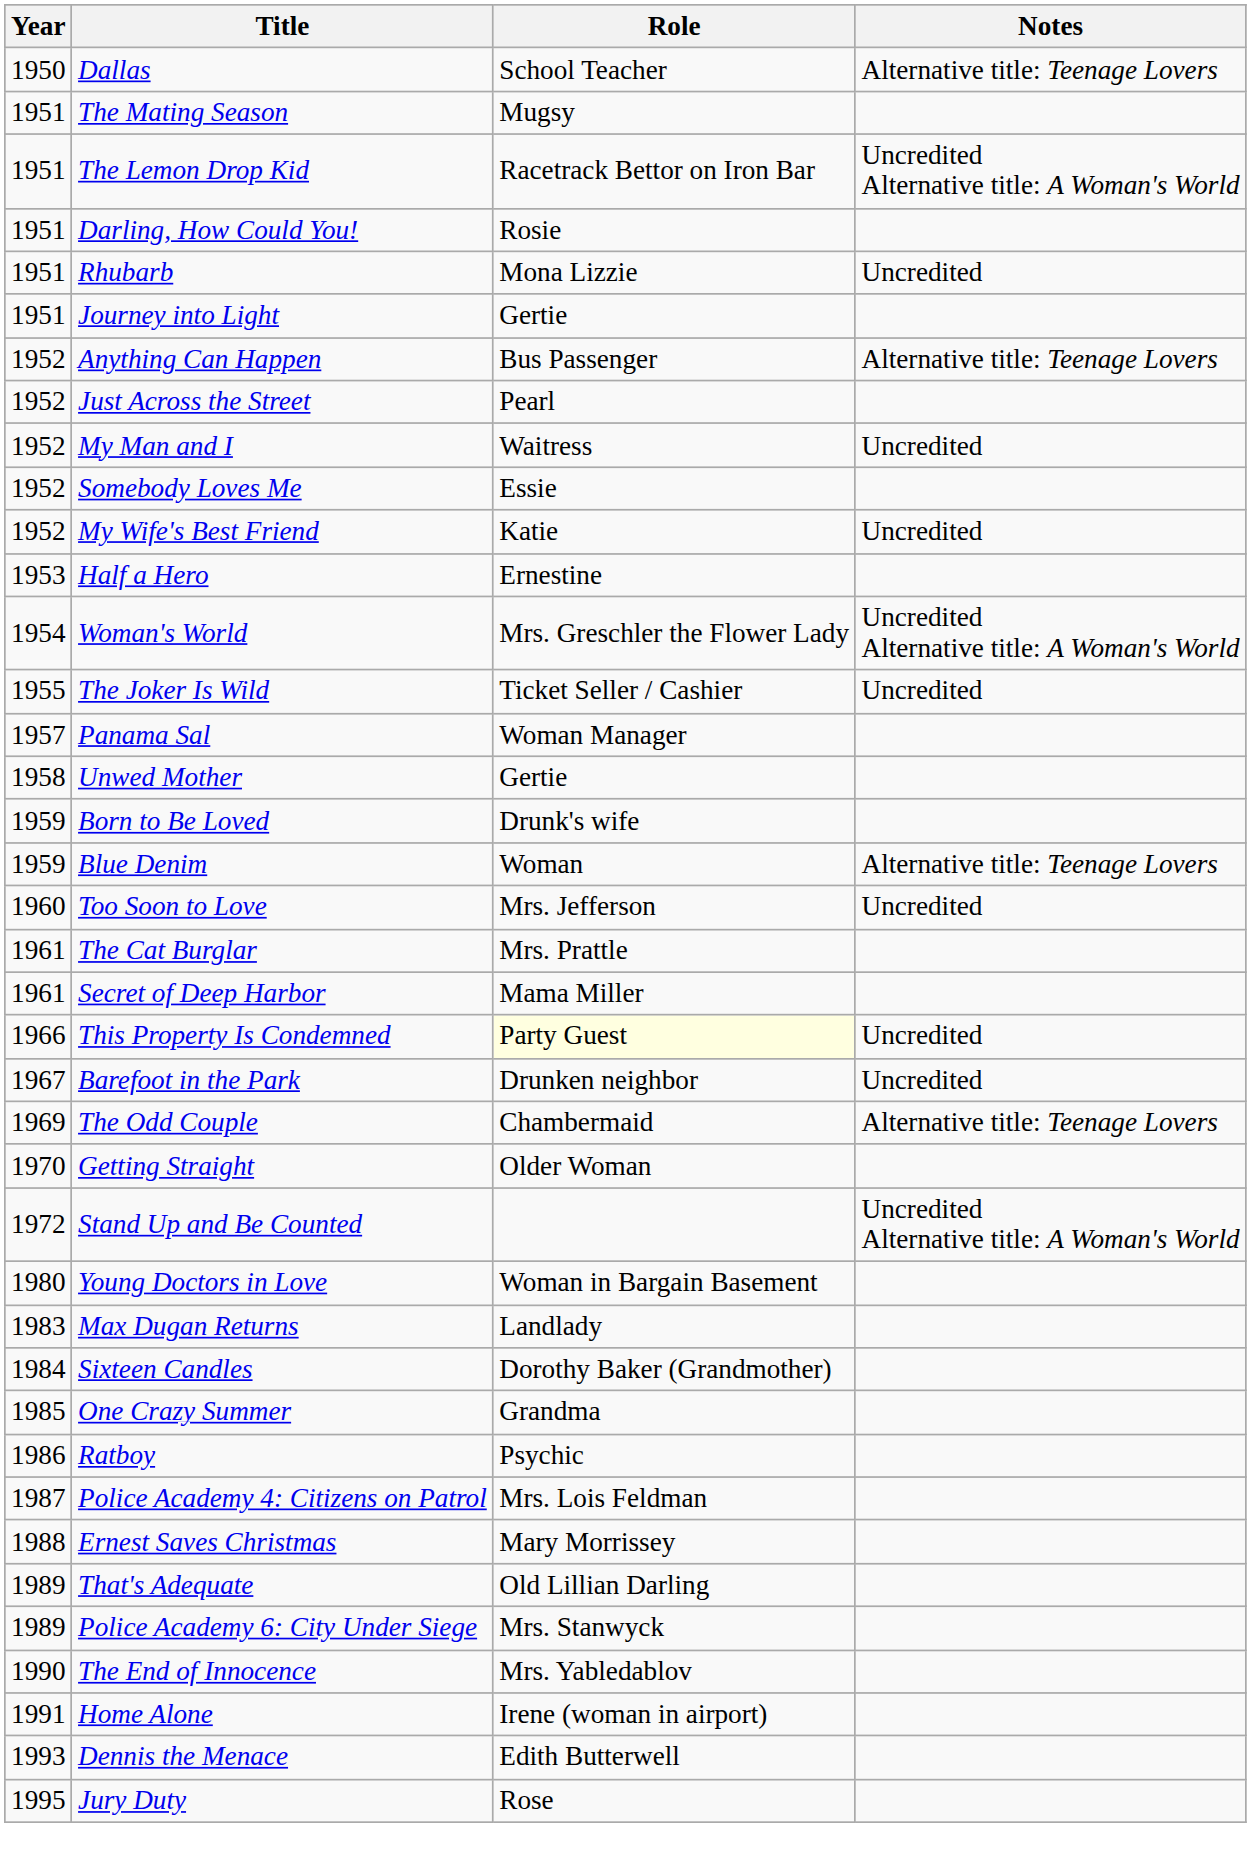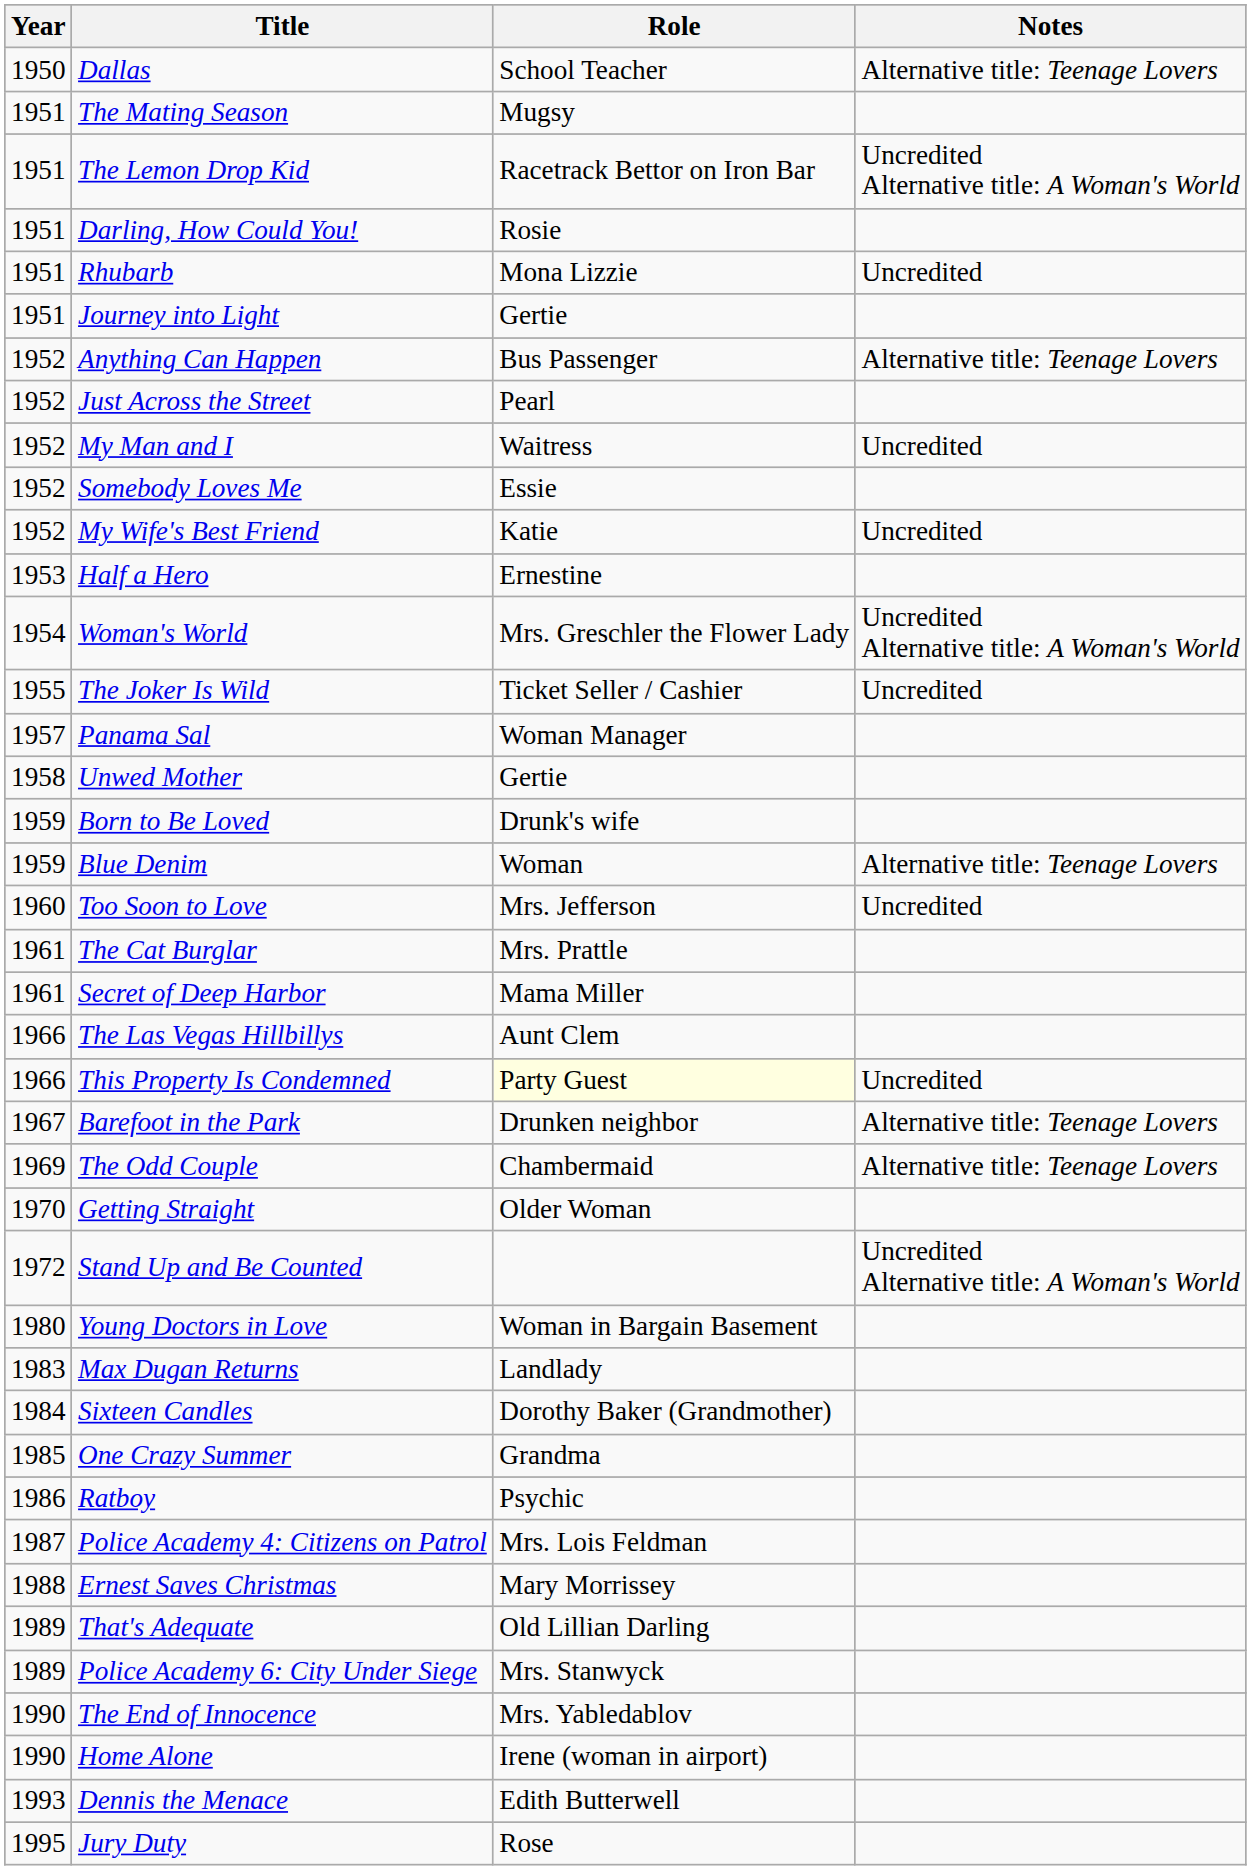+ row: (211, 1036)
(922, 1079) Uncredited -> (1040, 1122) Alternative title: Teenage Lovers
(38, 1713) 1991 -> (38, 1757) 1990
